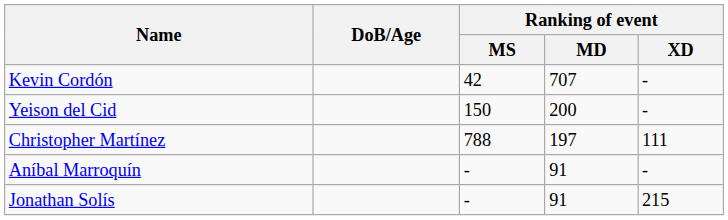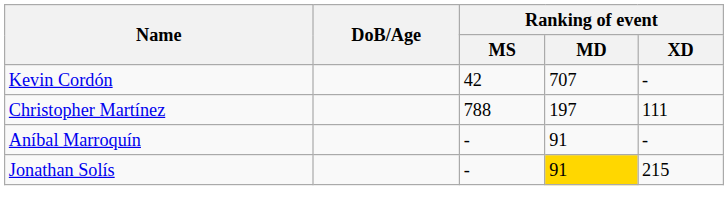- row: (63, 109)
(558, 200) no background -> (558, 170) gold background
